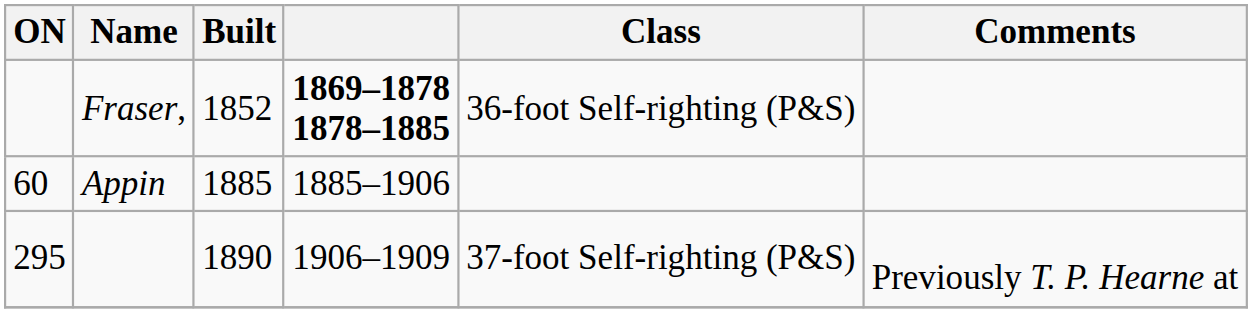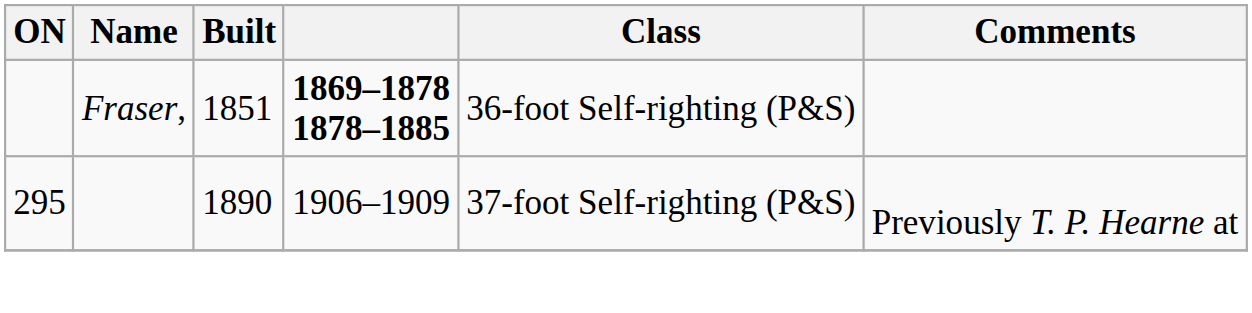(237, 107) 1852 -> (237, 107) 1851
- row: (31, 182)
